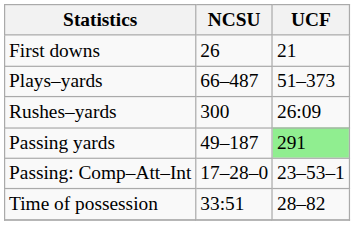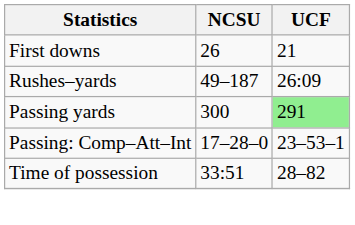- row: (56, 81)
(215, 111) 300 -> (229, 81) 49–187
(229, 142) 49–187 -> (215, 111) 300
